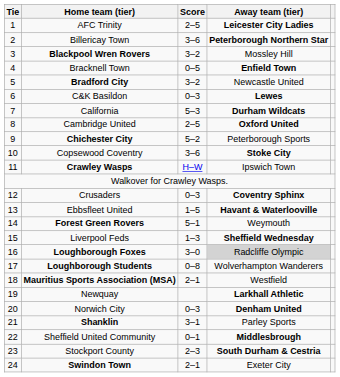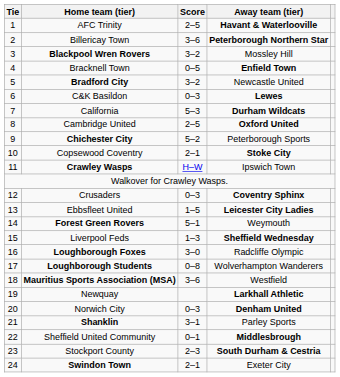(269, 25) Leicester City Ladies -> (269, 25) Havant & Waterlooville
(192, 152) 3–6 -> (192, 152) 2–1
(269, 209) Havant & Waterlooville -> (269, 209) Leicester City Ladies
(269, 252) lightgrey background -> (269, 252) no background
(192, 280) 2–1 -> (192, 280) 3–6
